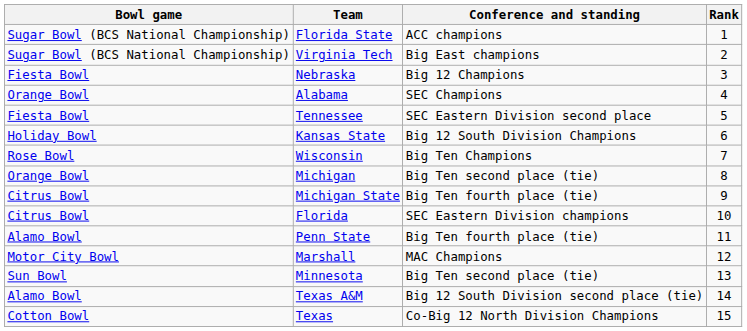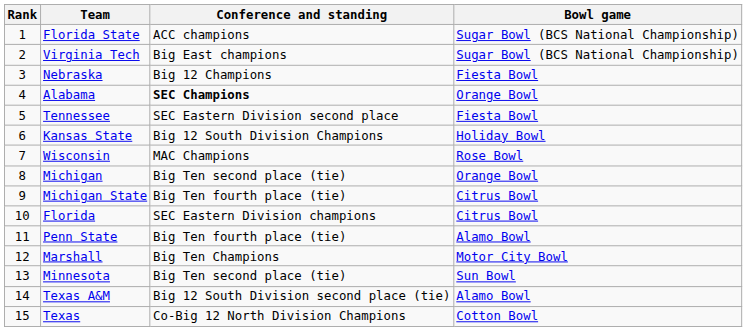columns swapped: (724, 15) <-> (149, 15)
(454, 95) normal -> (201, 95) bold
(469, 155) Big Ten Champions -> (201, 155) MAC Champions
(454, 256) MAC Champions -> (216, 256) Big Ten Champions
